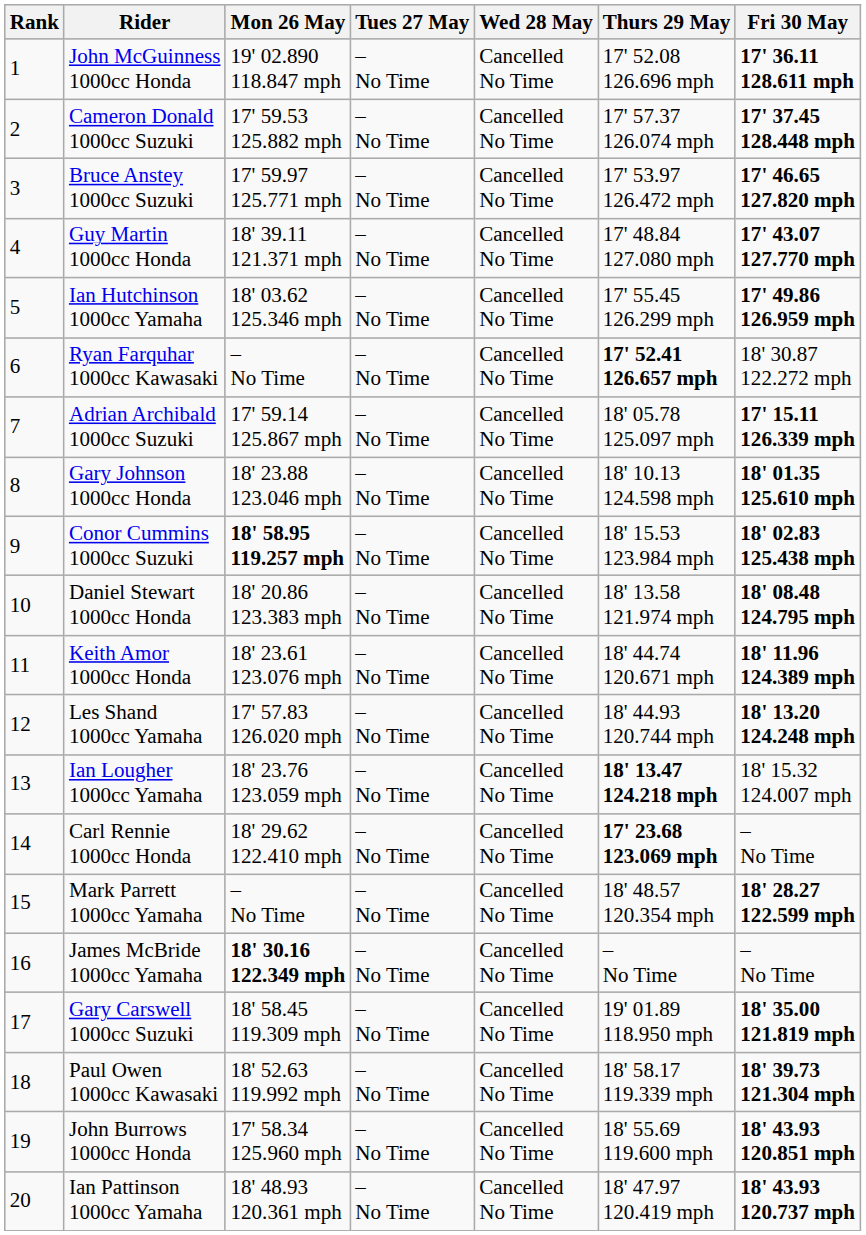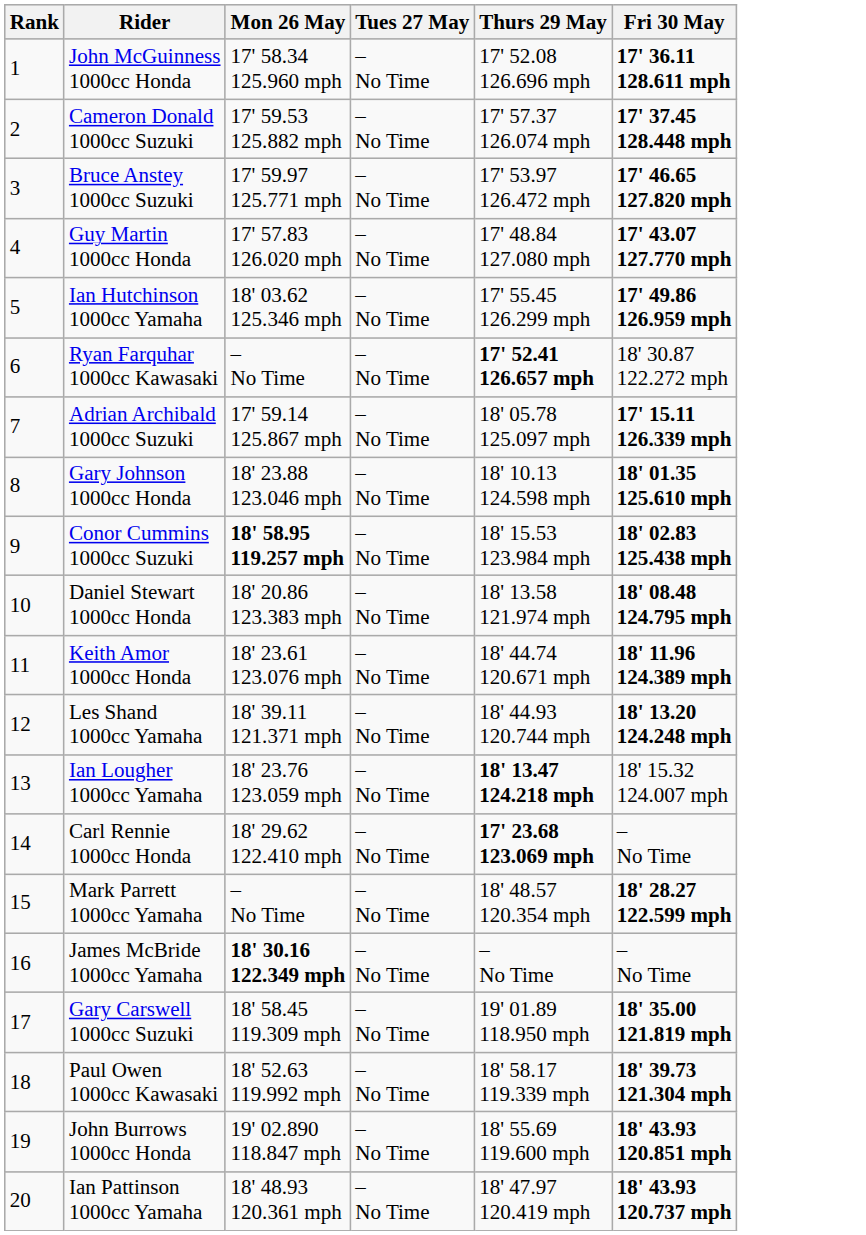- column: (536, 21)
(286, 68) 19' 02.890 118.847 mph -> (286, 68) 17' 58.34 125.960 mph
(286, 247) 18' 39.11 121.371 mph -> (286, 247) 17' 57.83 126.020 mph
(286, 724) 17' 57.83 126.020 mph -> (286, 724) 18' 39.11 121.371 mph
(286, 1141) 17' 58.34 125.960 mph -> (286, 1141) 19' 02.890 118.847 mph
